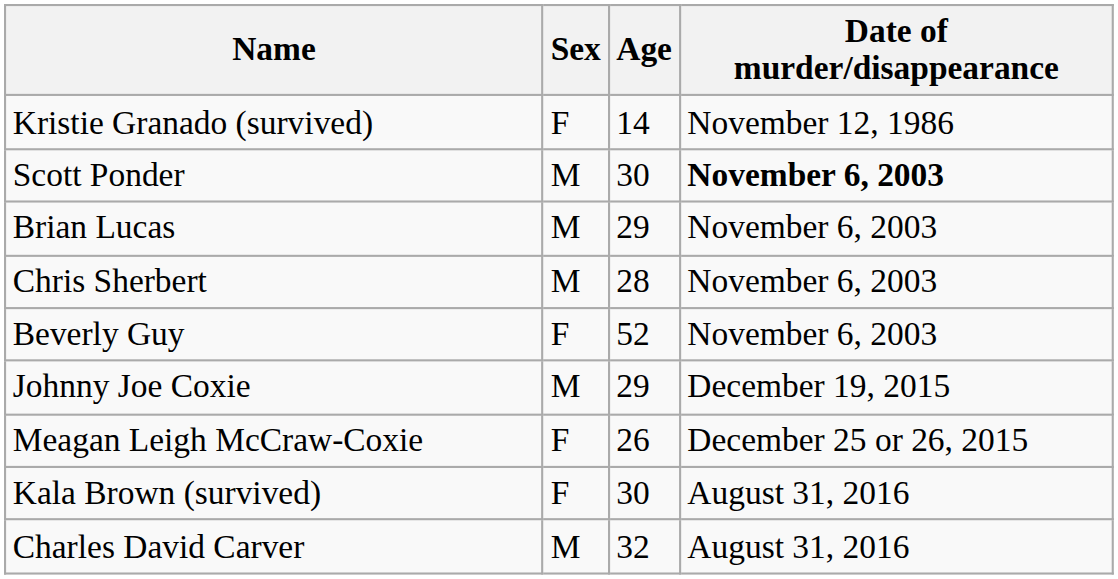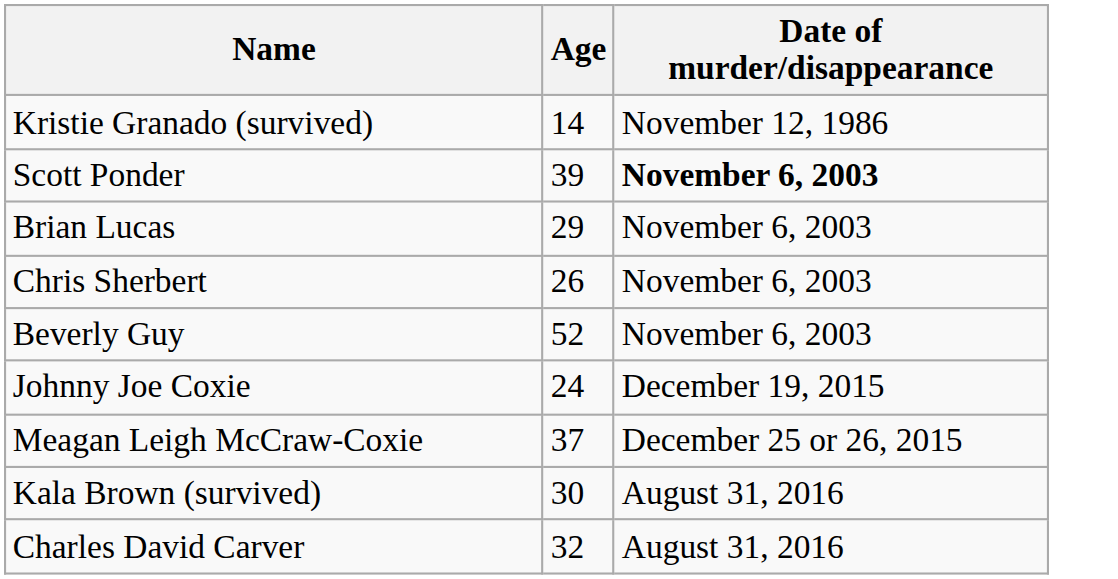- column: (576, 49)
(633, 174) 30 -> (567, 174) 39
(633, 280) 28 -> (567, 280) 26
(633, 386) 29 -> (567, 386) 24
(633, 439) 26 -> (567, 439) 37
